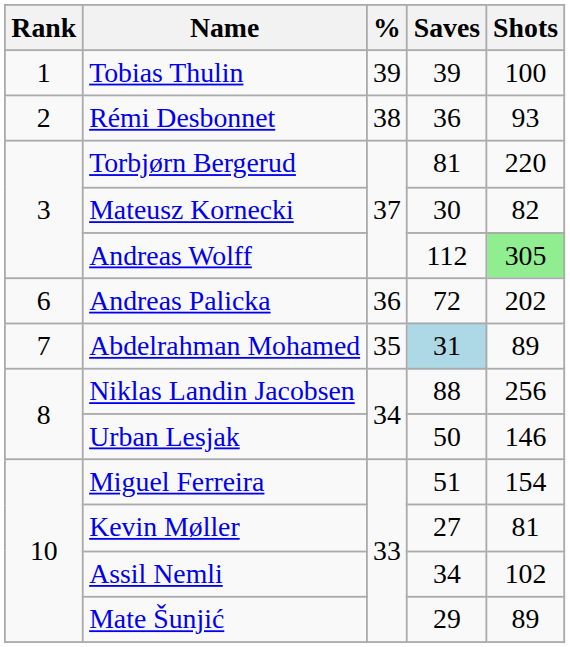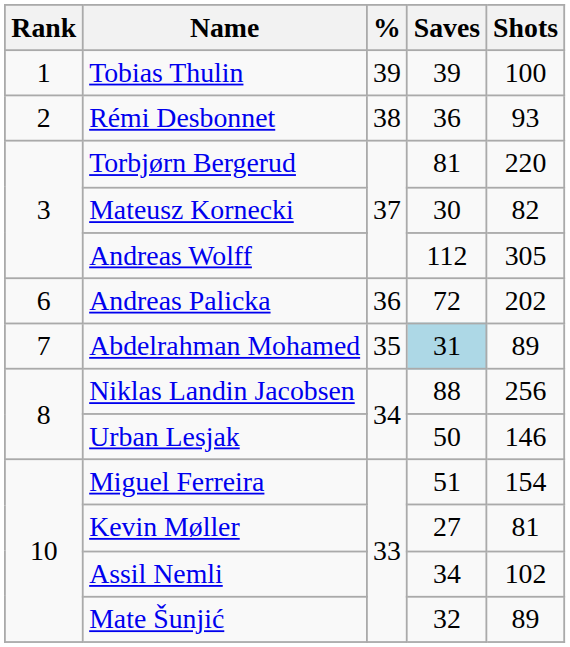(526, 254) lightgreen background -> (526, 254) no background
(447, 618) 29 -> (447, 618) 32
